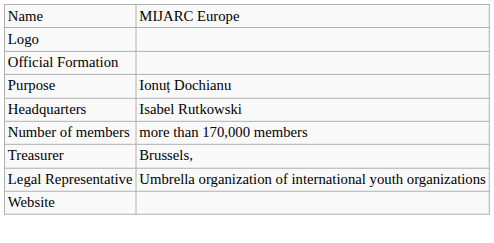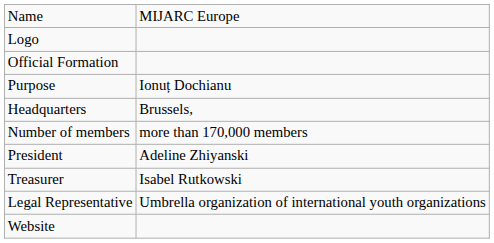(191, 109) Isabel Rutkowski -> (166, 109) Brussels,
+ row: (35, 156)
(166, 156) Brussels, -> (191, 179) Isabel Rutkowski
